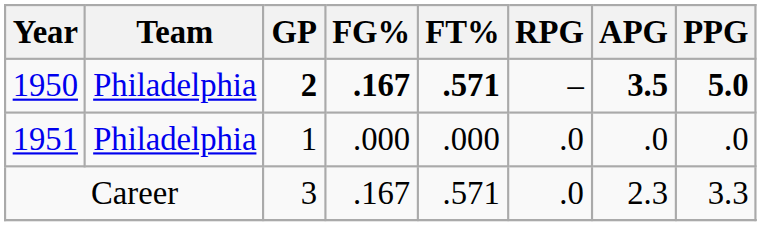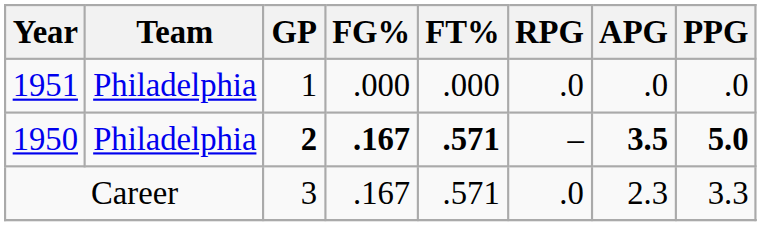rows swapped: (45, 85) <-> (45, 139)
